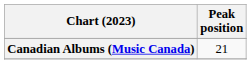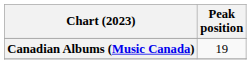(222, 48) 21 -> (222, 48) 19
